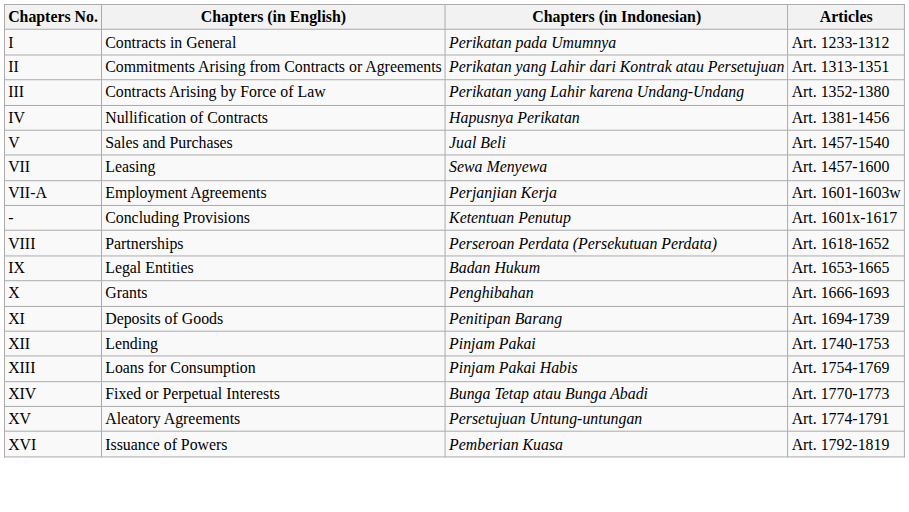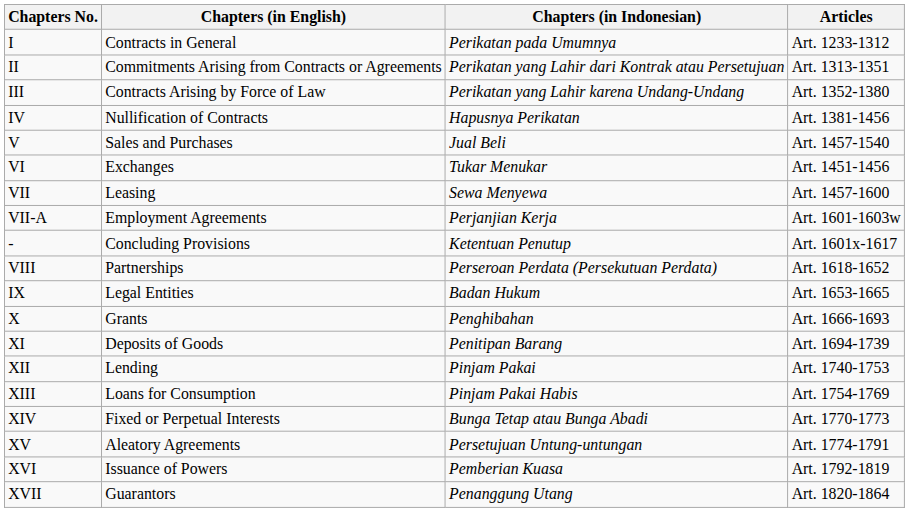+ row: (17, 167)
+ row: (25, 494)
